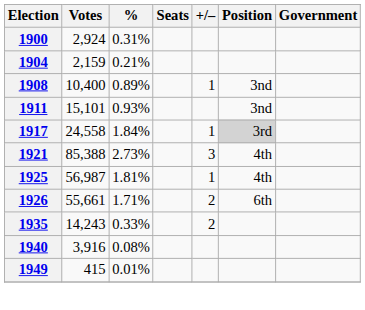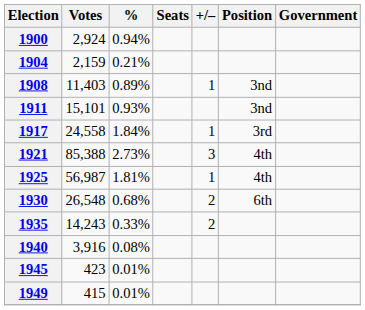(131, 39) 0.31% -> (131, 39) 0.94%
(86, 85) 10,400 -> (86, 85) 11,403
(262, 131) lightgrey background -> (262, 131) no background
- row: (33, 200)
+ row: (33, 200)
+ row: (33, 270)
